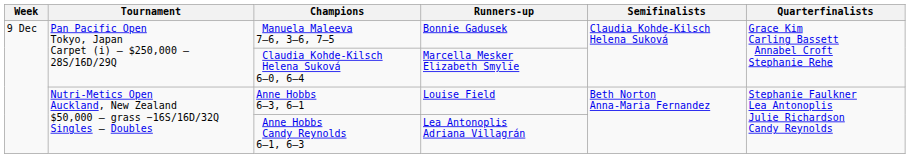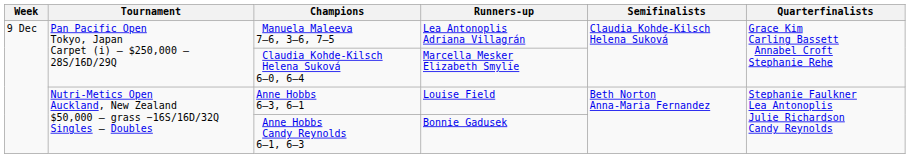(465, 29) Bonnie Gadusek -> (474, 35) Lea Antonoplis Adriana Villagrán
(474, 128) Lea Antonoplis Adriana Villagrán -> (465, 123) Bonnie Gadusek
